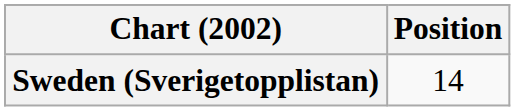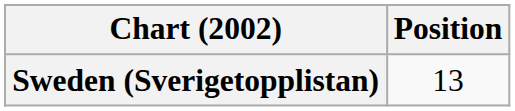(448, 79) 14 -> (448, 79) 13
